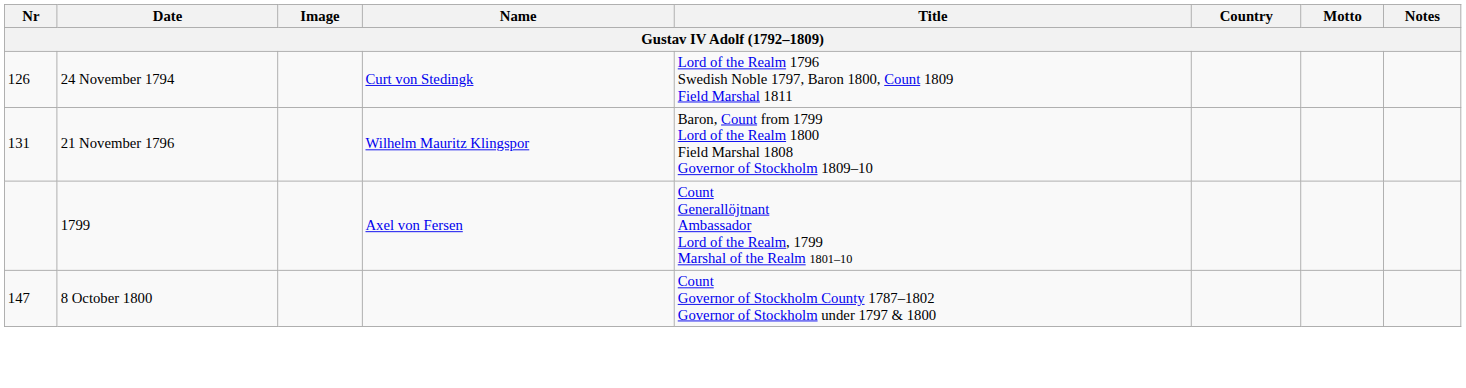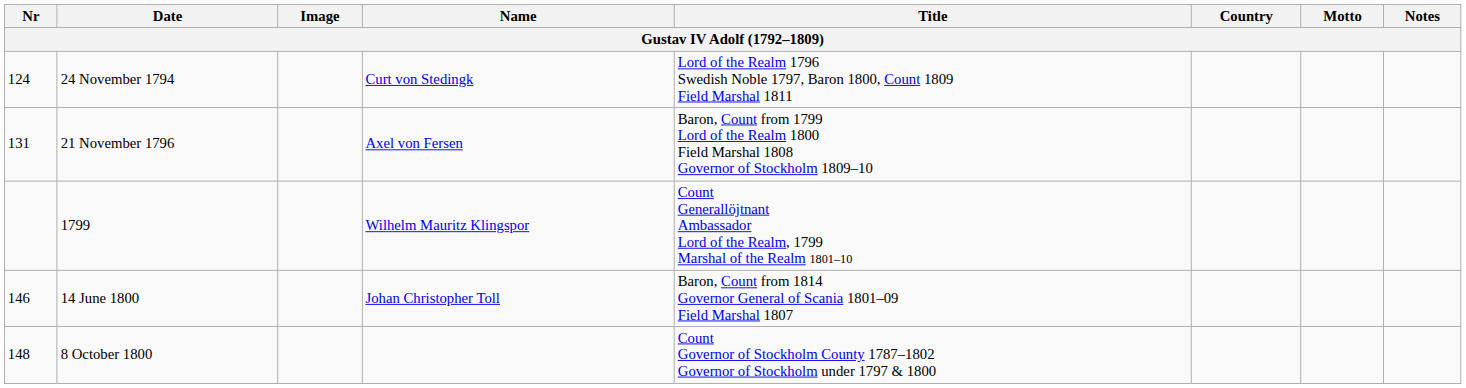(19, 79) 126 -> (19, 79) 124
(447, 144) Wilhelm Mauritz Klingspor -> (414, 144) Axel von Fersen
(414, 225) Axel von Fersen -> (447, 225) Wilhelm Mauritz Klingspor
+ row: (100, 298)
(19, 298) 147 -> (19, 354) 148
